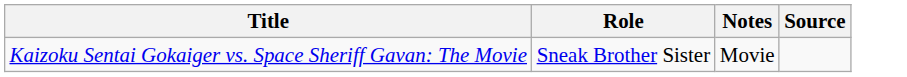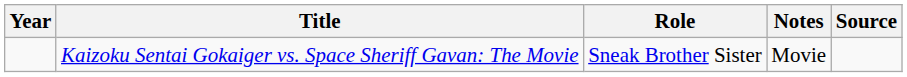+ column: (30, 21)
